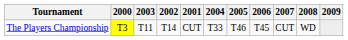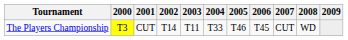columns swapped: (192, 12) <-> (146, 12)
